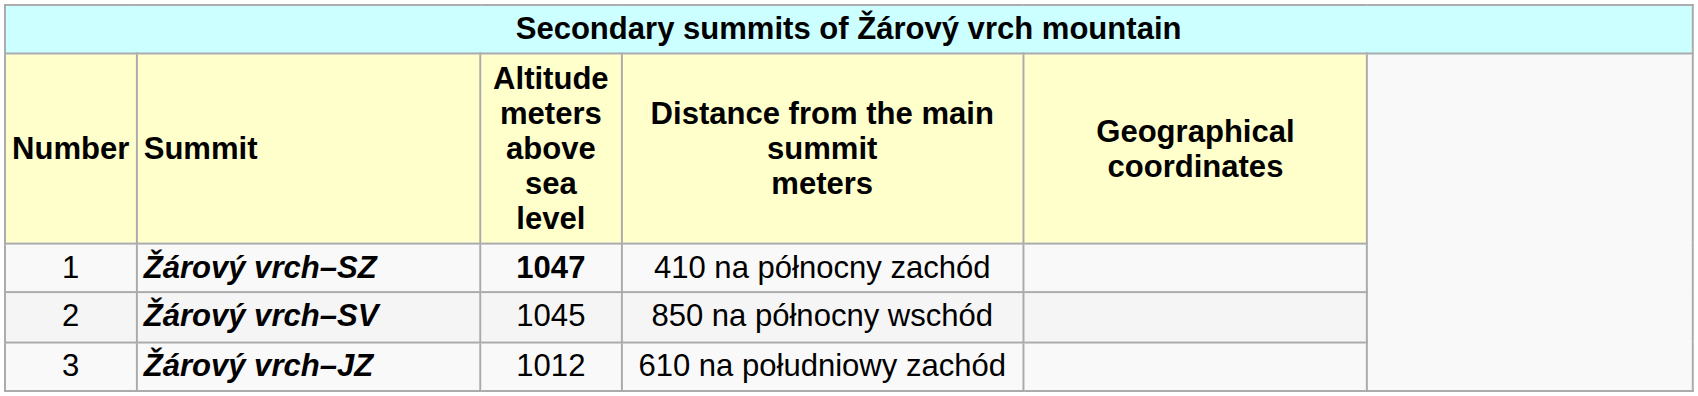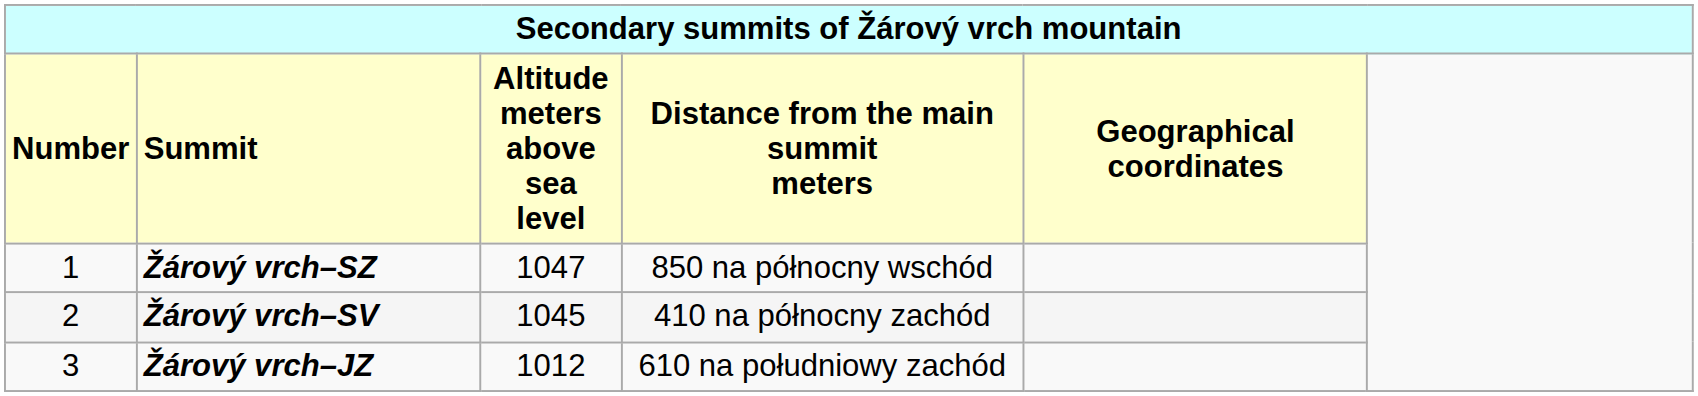(551, 267) bold -> (551, 267) normal
(822, 267) 410 na północny zachód -> (822, 267) 850 na północny wschód
(822, 316) 850 na północny wschód -> (822, 316) 410 na północny zachód
